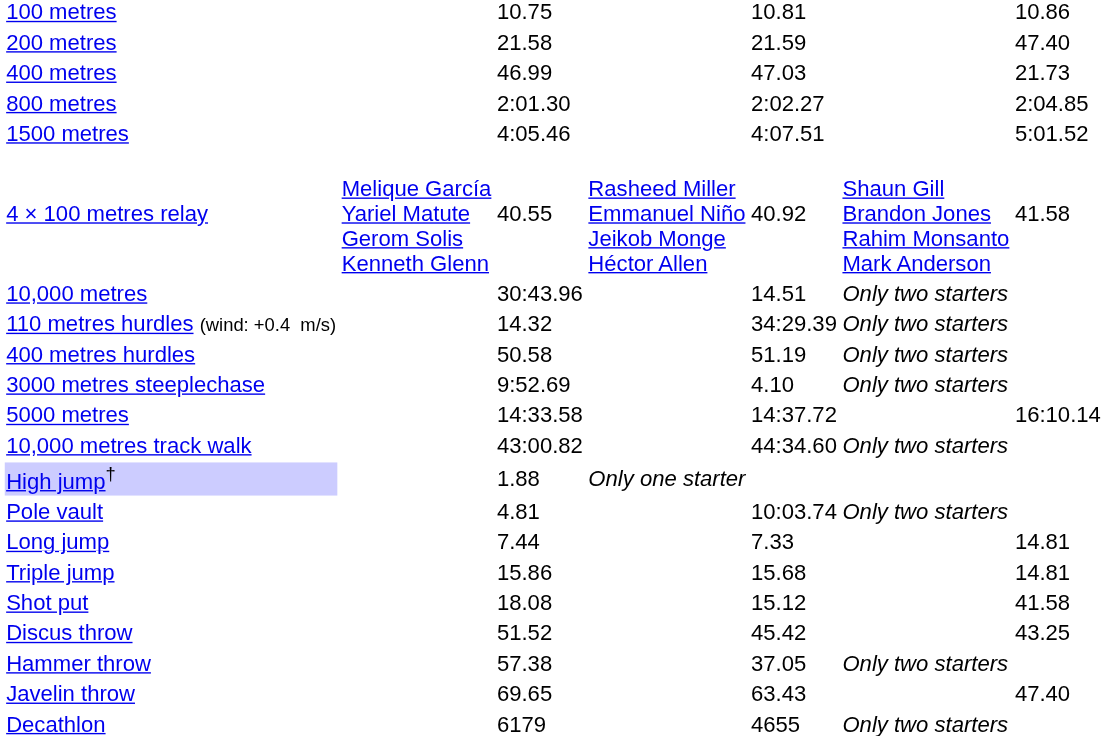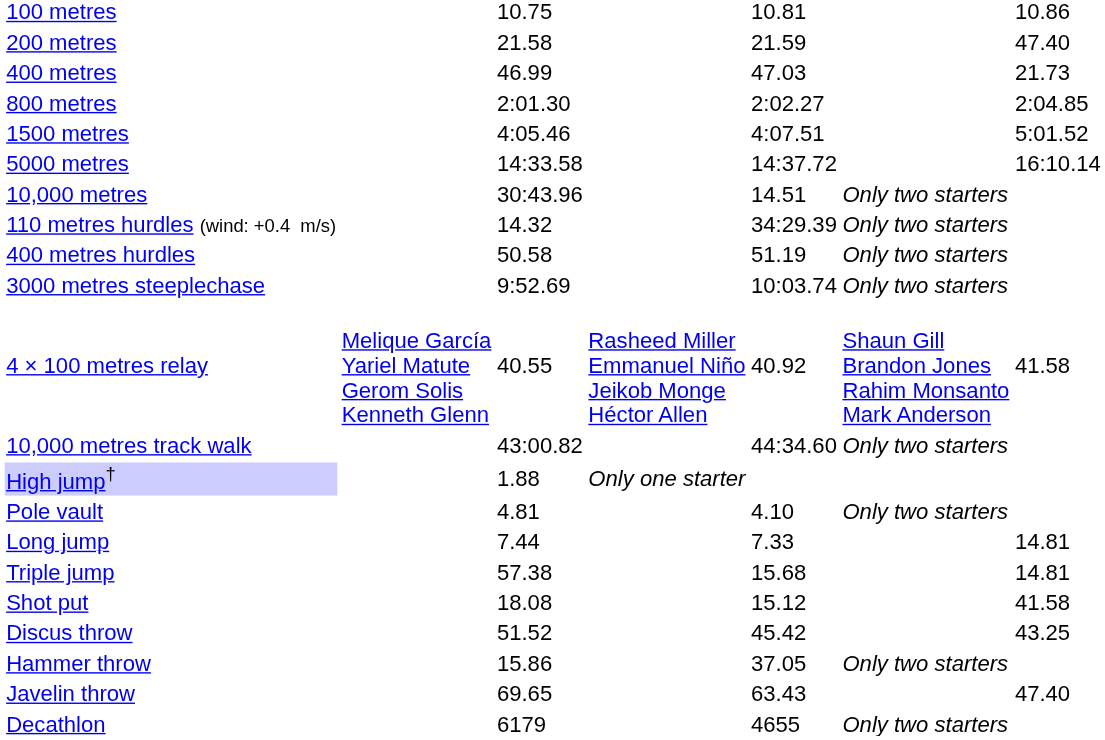rows swapped: (68, 415) <-> (107, 213)
(772, 384) 4.10 -> (794, 285) 10:03.74
(794, 512) 10:03.74 -> (772, 512) 4.10
(525, 573) 15.86 -> (525, 573) 57.38
(525, 664) 57.38 -> (525, 664) 15.86
